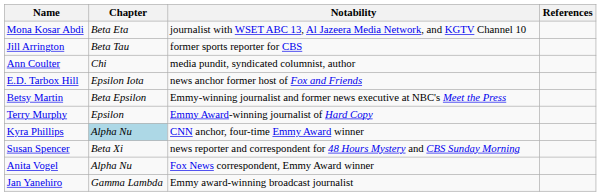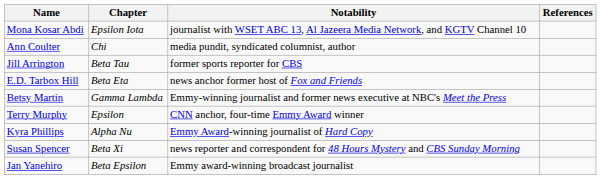(110, 30) Beta Eta -> (117, 30) Epsilon Iota
rows swapped: (36, 47) <-> (33, 64)
(117, 81) Epsilon Iota -> (110, 81) Beta Eta
(119, 98) Beta Epsilon -> (127, 98) Gamma Lambda
(271, 115) Emmy Award-winning journalist of Hard Copy -> (267, 115) CNN anchor, four-time Emmy Award winner
(111, 132) lightblue background -> (111, 132) no background
(267, 132) CNN anchor, four-time Emmy Award winner -> (271, 132) Emmy Award-winning journalist of Hard Copy
- row: (32, 166)
(127, 183) Gamma Lambda -> (119, 166) Beta Epsilon
